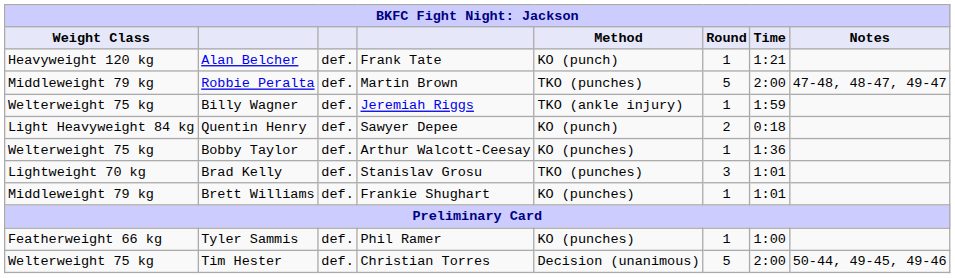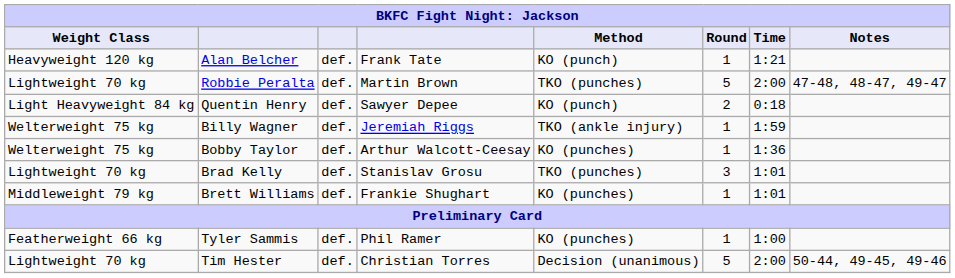(81, 83) Middleweight 79 kg -> (77, 83) Lightweight 70 kg
rows swapped: (254, 128) <-> (250, 105)
(81, 262) Welterweight 75 kg -> (77, 262) Lightweight 70 kg
